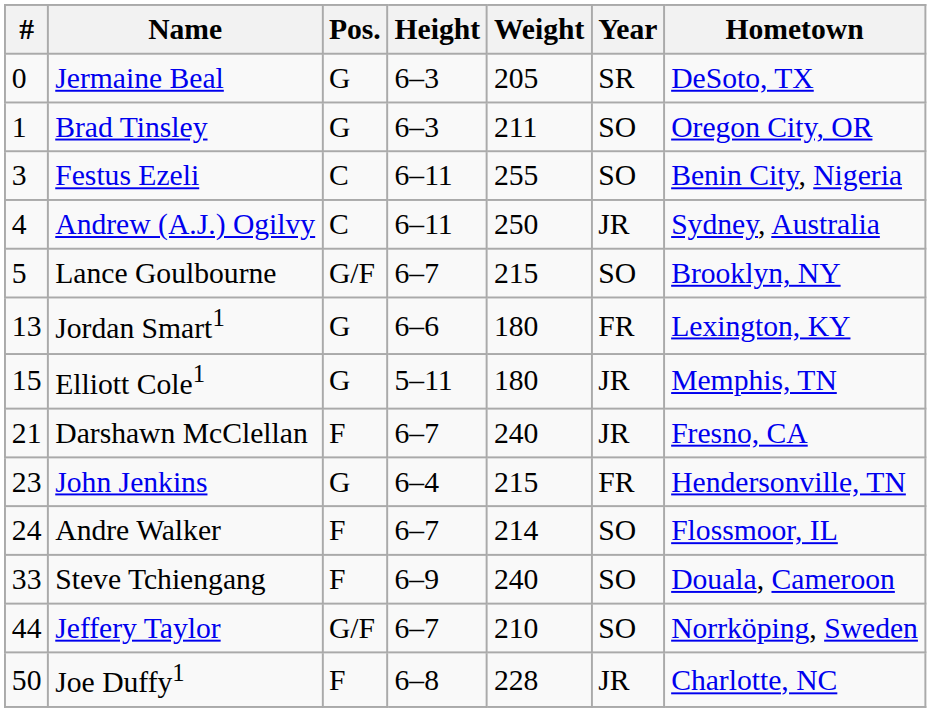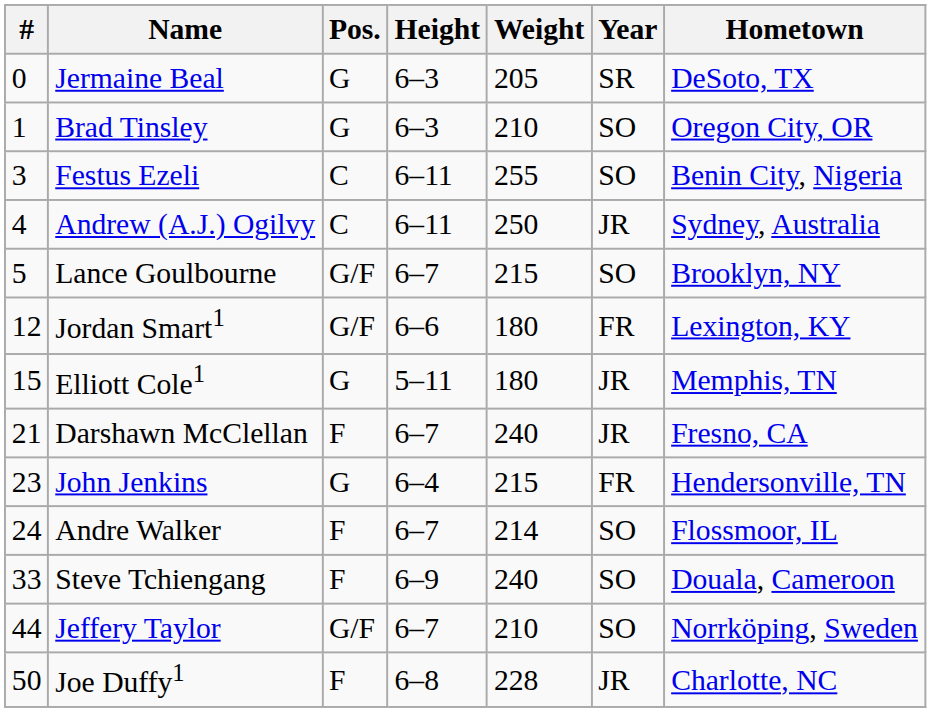(516, 126) 211 -> (516, 126) 210
(27, 325) 13 -> (27, 325) 12
(340, 325) G -> (352, 325) G/F
